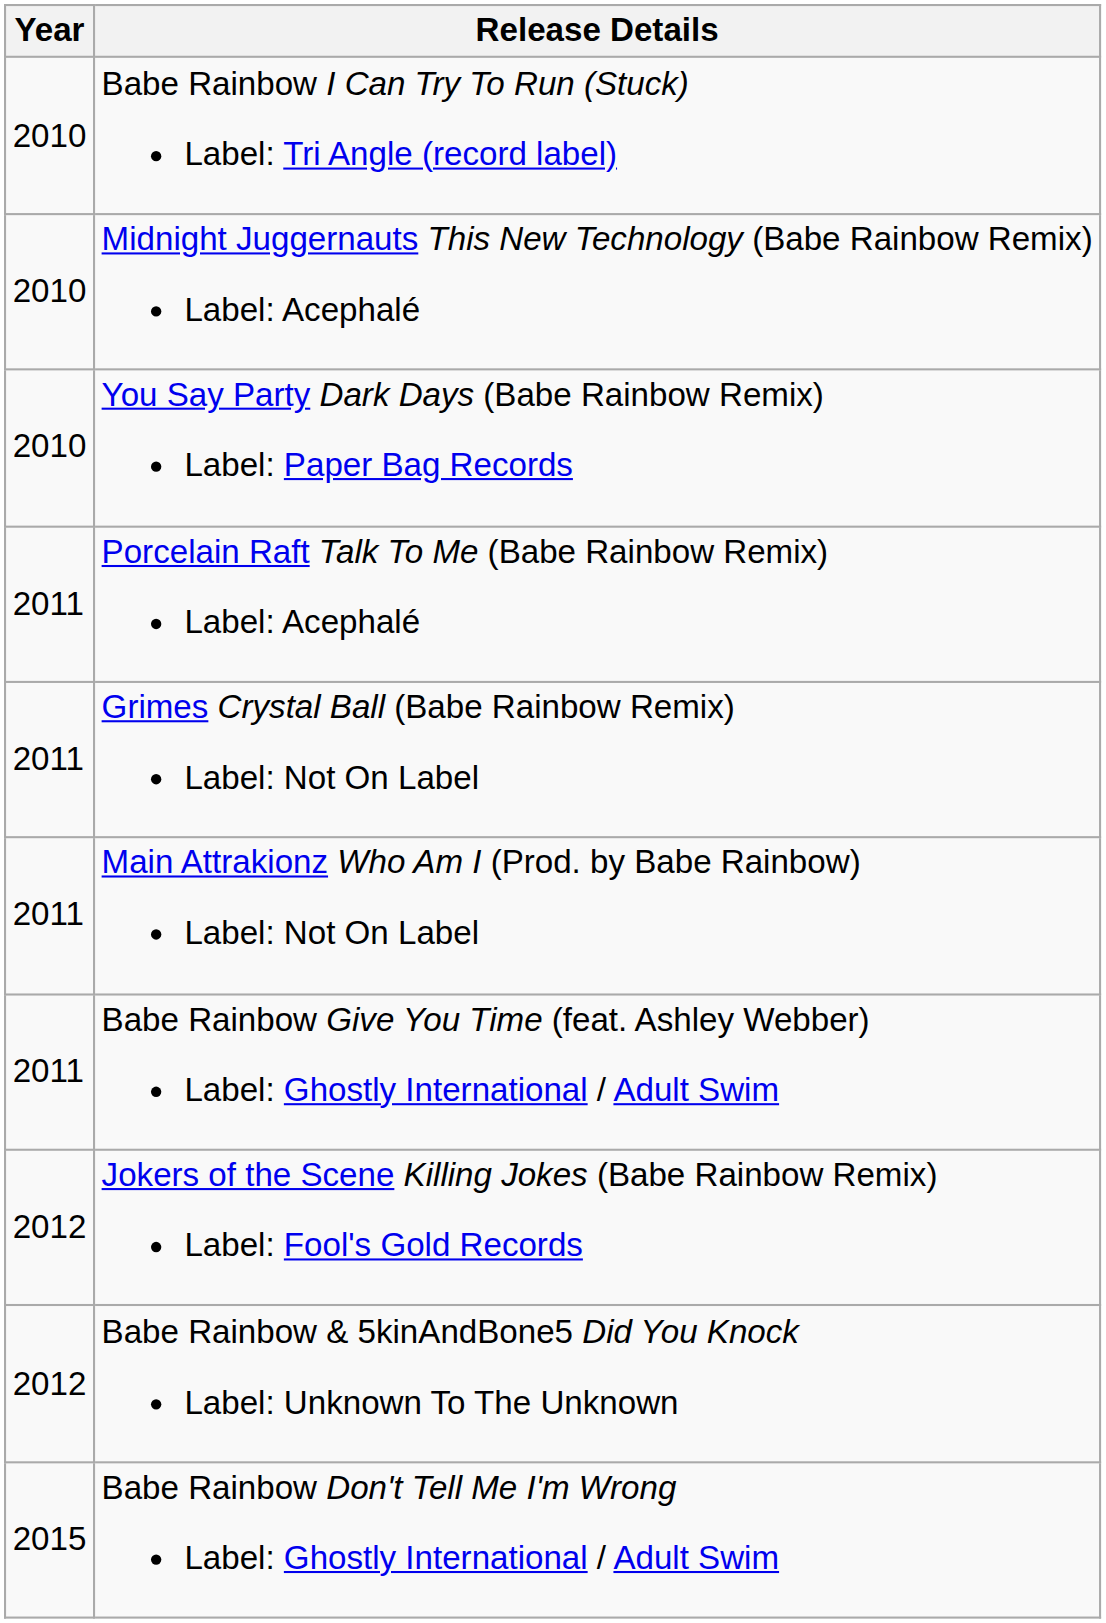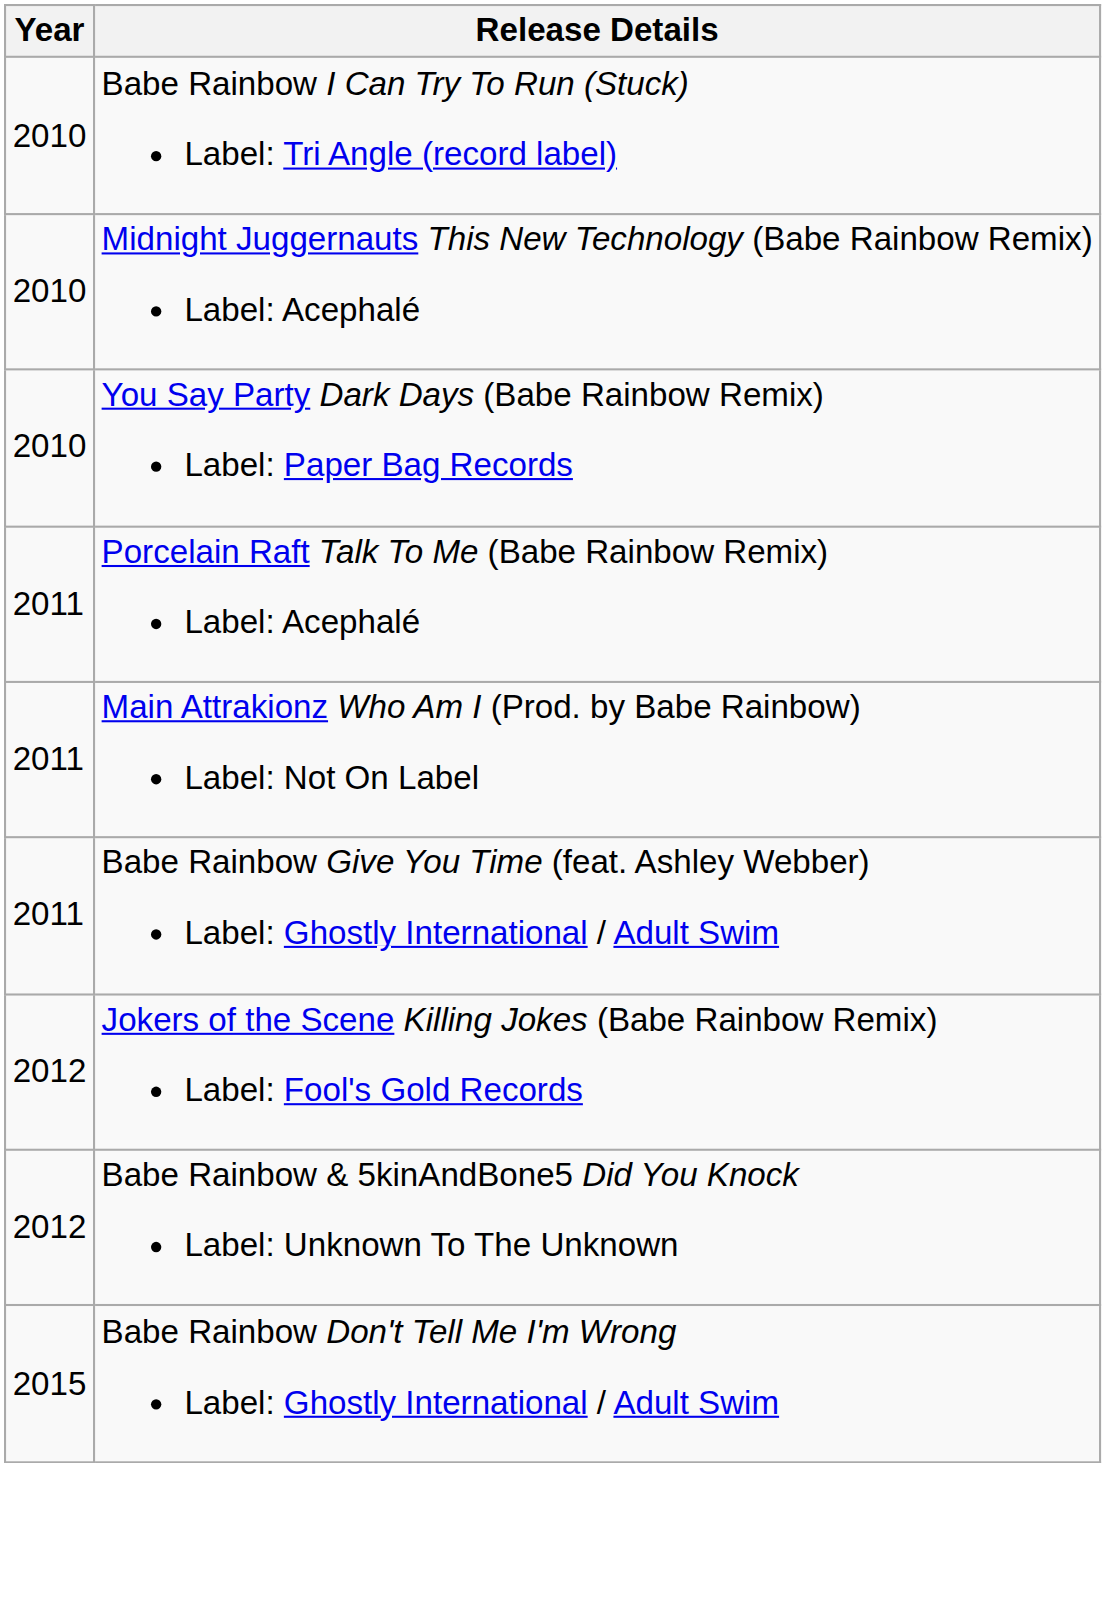- row: (597, 743)
